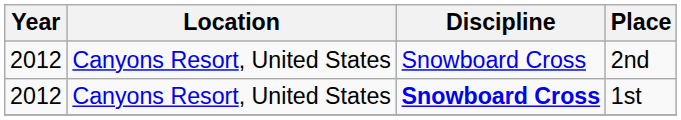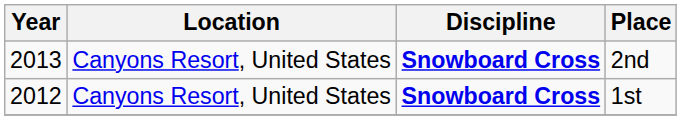(36, 59) 2012 -> (36, 59) 2013
(494, 59) normal -> (501, 59) bold
